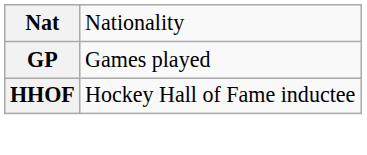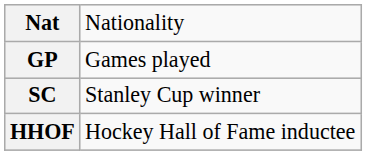+ row: (42, 95)
